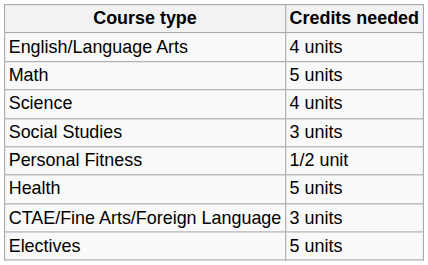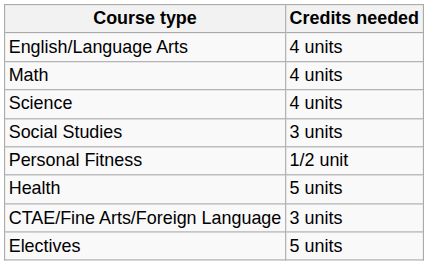(316, 75) 5 units -> (316, 75) 4 units
